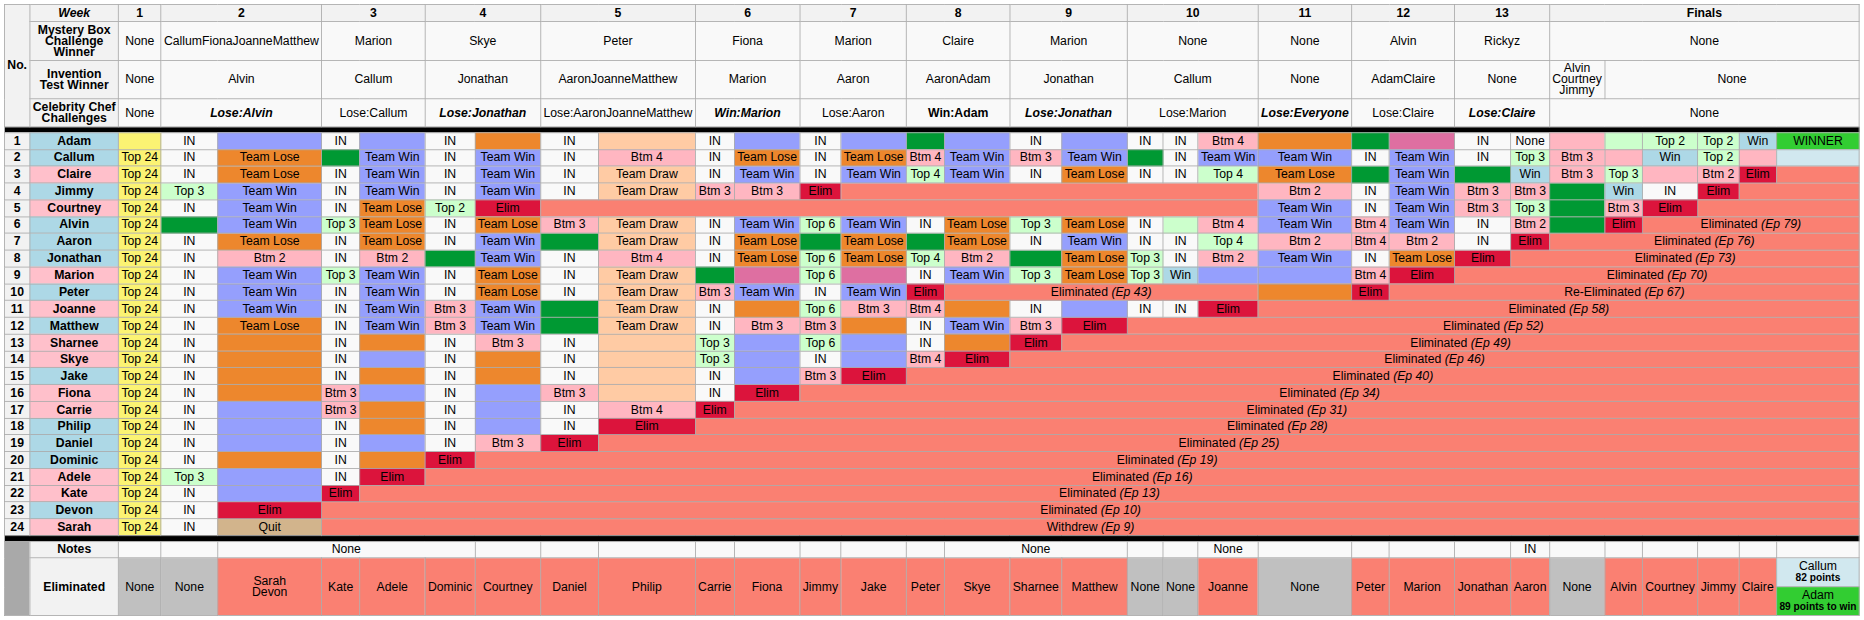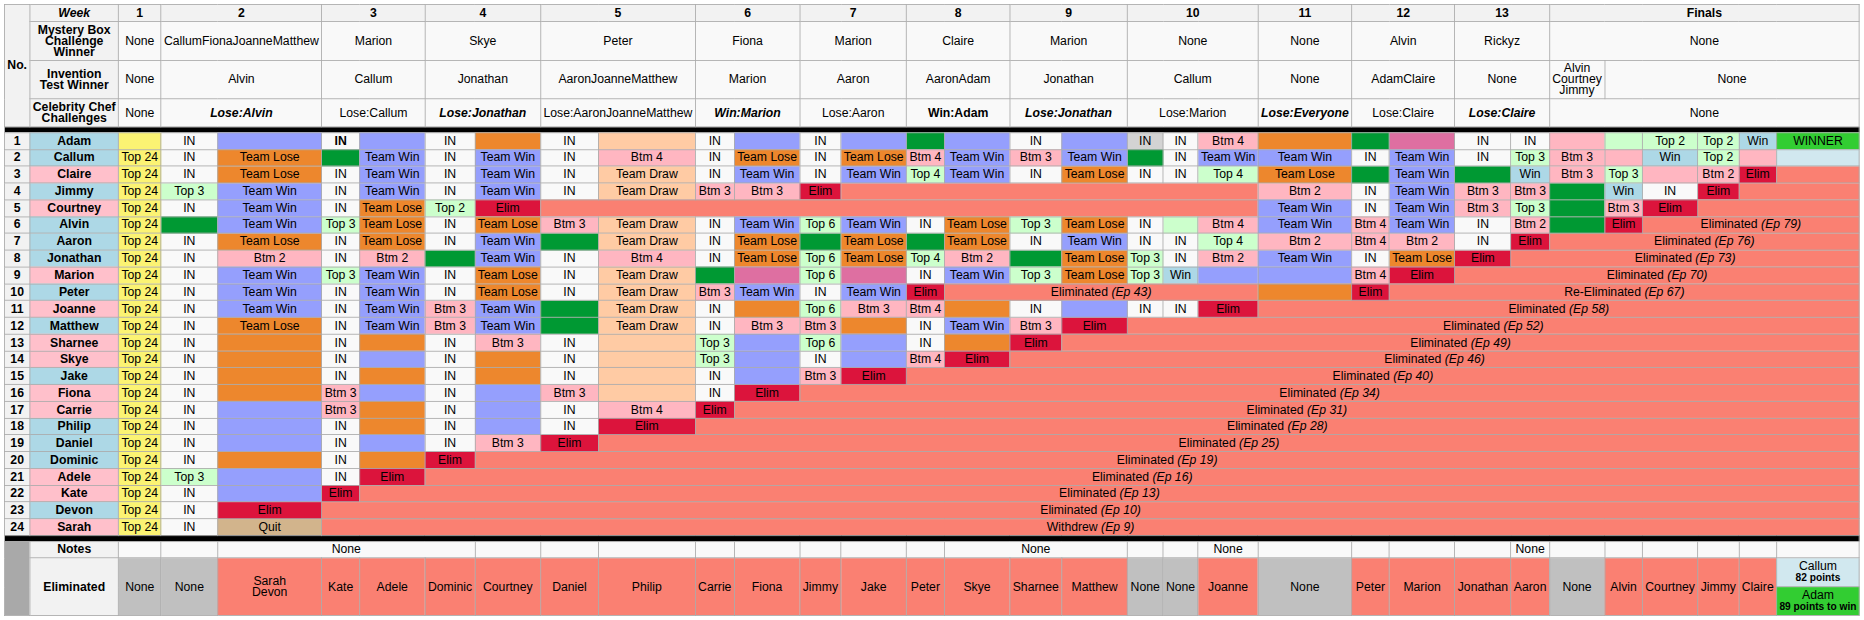(341, 141) normal -> (341, 141) bold
(1145, 141) no background -> (1145, 141) lightgrey background
(1530, 141) None -> (1530, 141) IN
(1530, 550) IN -> (1530, 550) None
